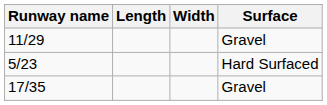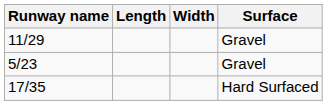(270, 64) Hard Surfaced -> (244, 64) Gravel
(244, 87) Gravel -> (270, 87) Hard Surfaced
